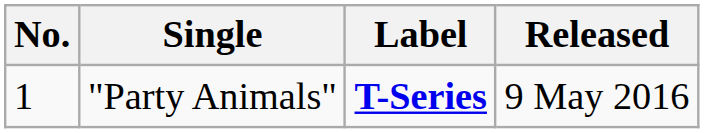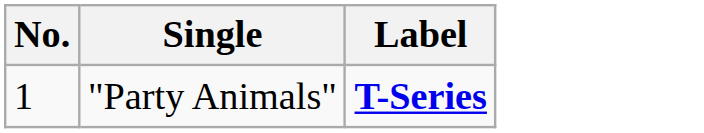- column: (597, 34)
